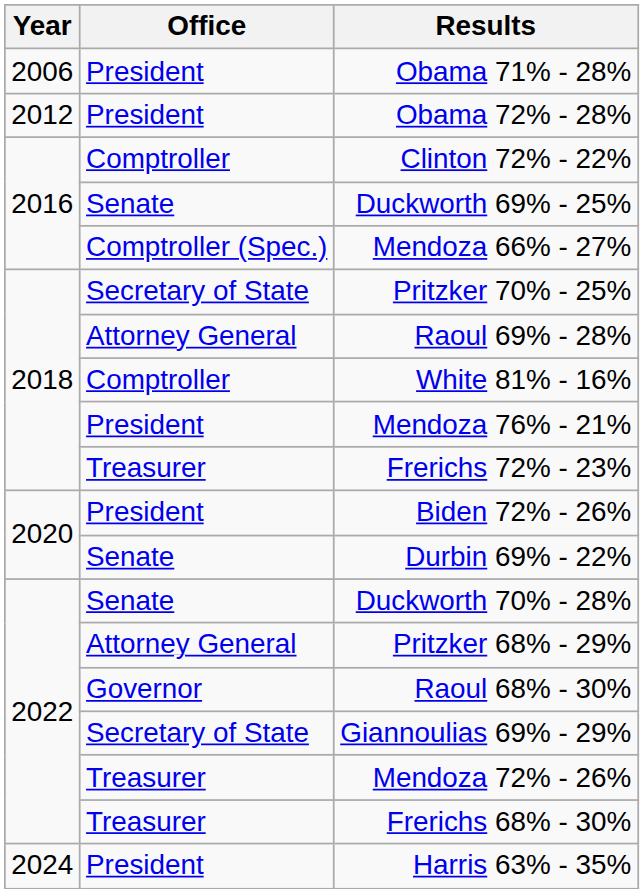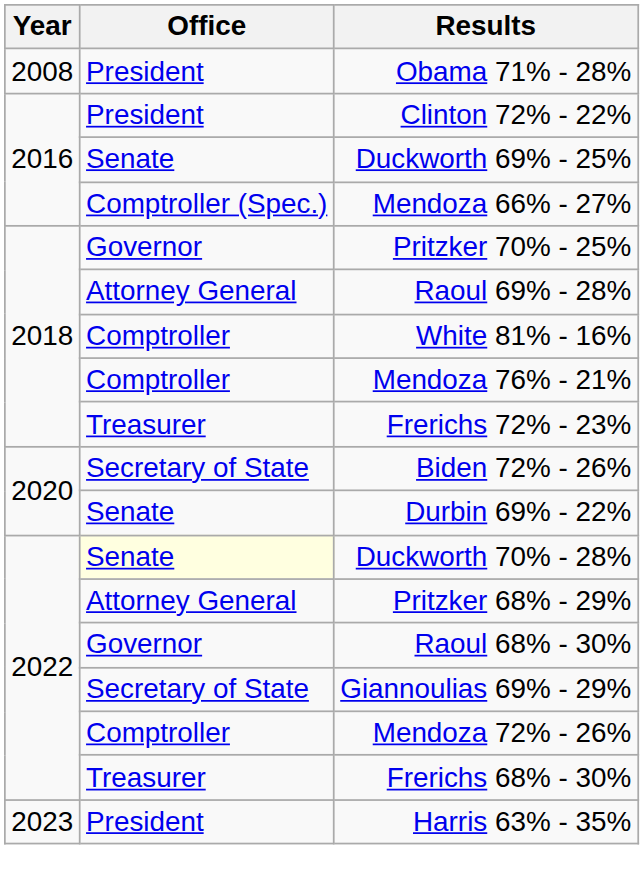(42, 70) 2006 -> (42, 70) 2008
- row: (514, 114)
(158, 159) Comptroller -> (145, 114) President
(197, 291) Secretary of State -> (144, 247) Governor
(145, 423) President -> (158, 379) Comptroller
(145, 512) President -> (197, 468) Secretary of State
(130, 600) no background -> (130, 556) lightyellow background
(146, 777) Treasurer -> (158, 733) Comptroller
(42, 865) 2024 -> (42, 821) 2023
